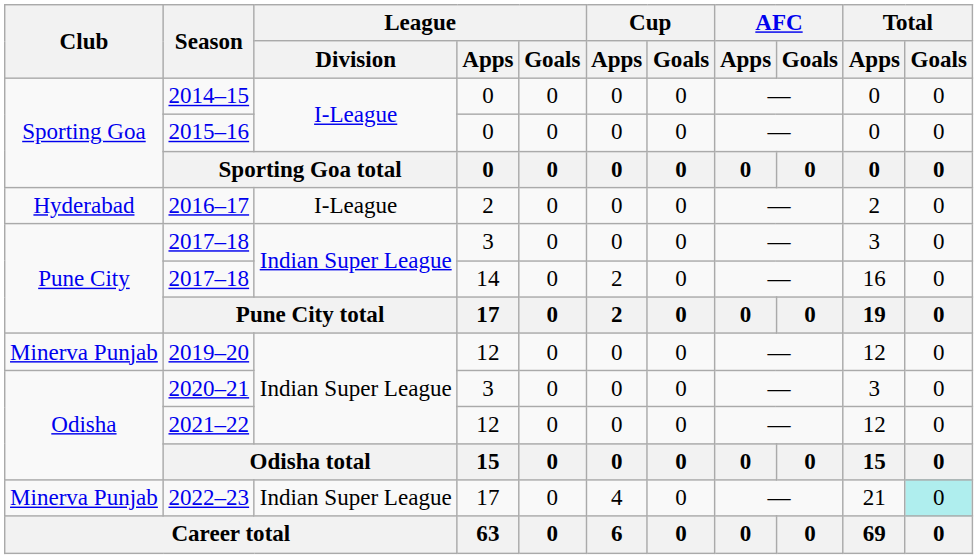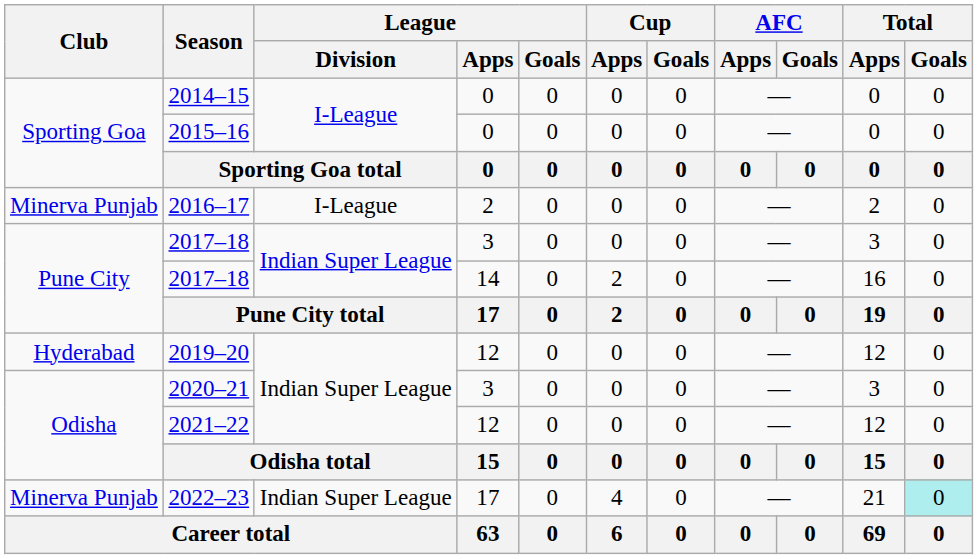(84, 205) Hyderabad -> (84, 205) Minerva Punjab
(84, 351) Minerva Punjab -> (84, 351) Hyderabad
